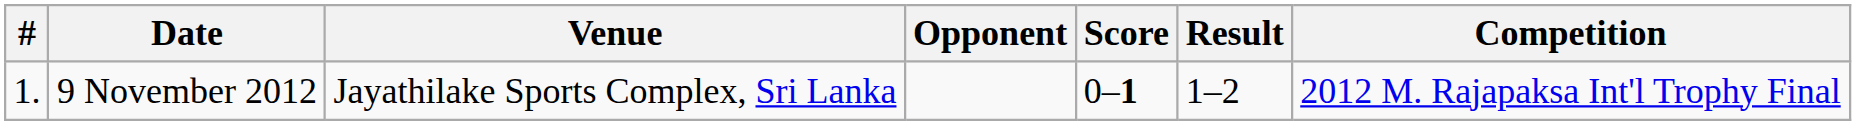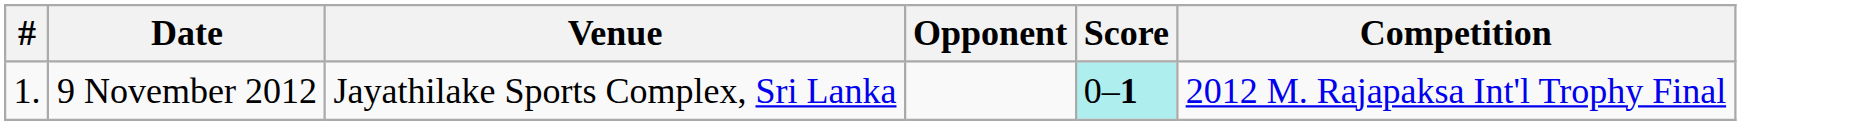- column: (1235, 33)
(1111, 90) no background -> (1111, 90) paleturquoise background
